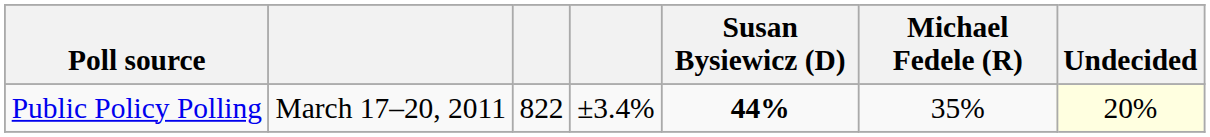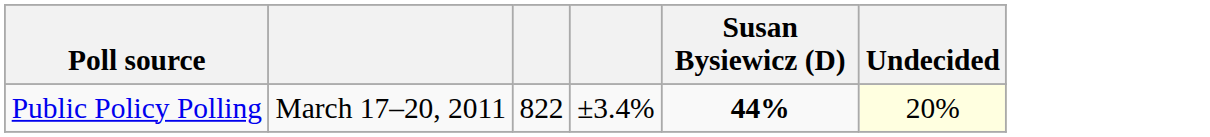- column: (958, 44)
